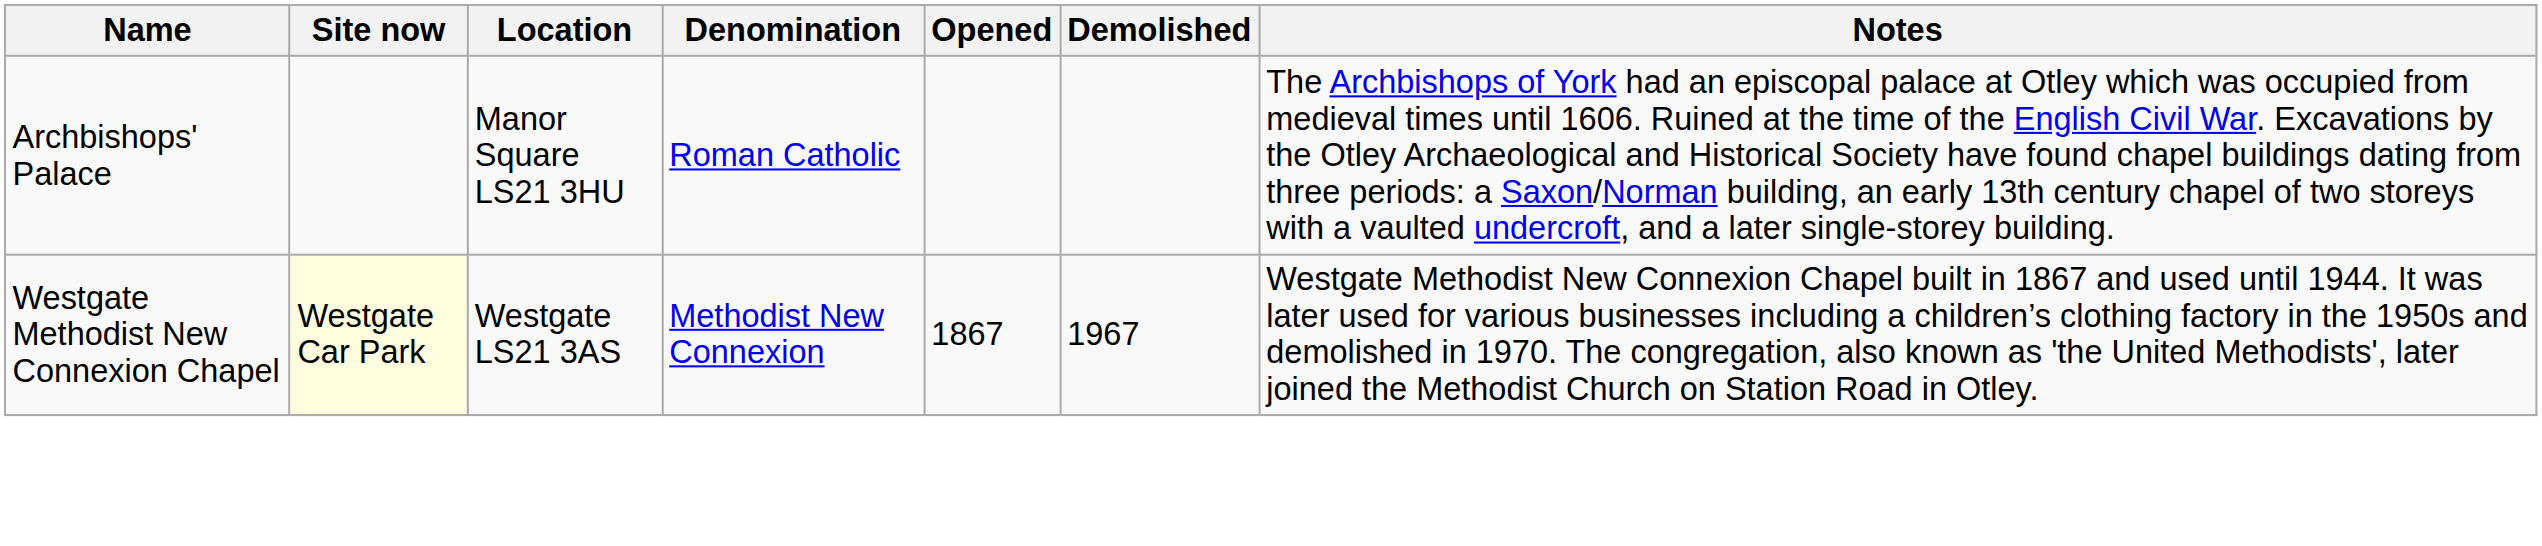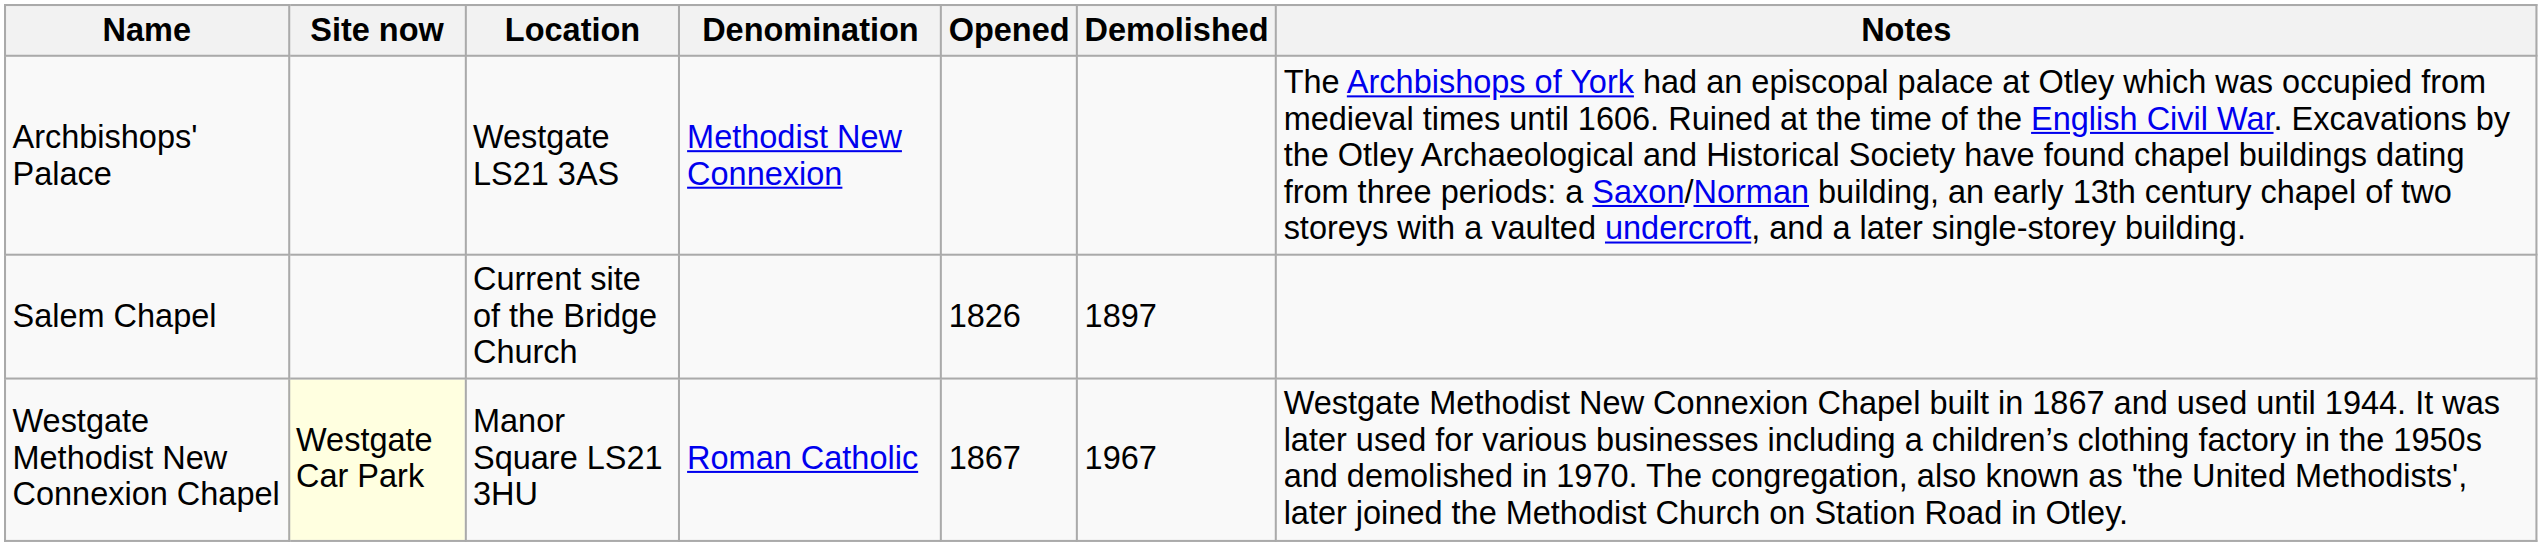(550, 154) Manor Square LS21 3HU -> (546, 154) Westgate LS21 3AS
(785, 154) Roman Catholic -> (795, 154) Methodist New Connexion
+ row: (115, 315)
(548, 334) Westgate LS21 3AS -> (568, 458) Manor Square LS21 3HU
(777, 334) Methodist New Connexion -> (803, 458) Roman Catholic
